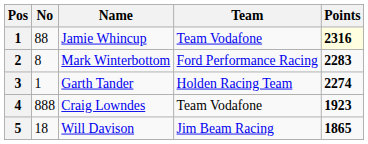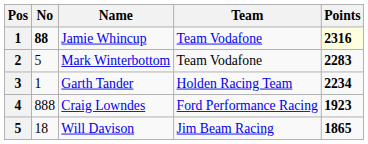(41, 38) normal -> (41, 38) bold
(38, 61) 8 -> (38, 61) 5
(247, 61) Ford Performance Racing -> (219, 61) Team Vodafone
(338, 83) 2274 -> (338, 83) 2234
(219, 106) Team Vodafone -> (247, 106) Ford Performance Racing
